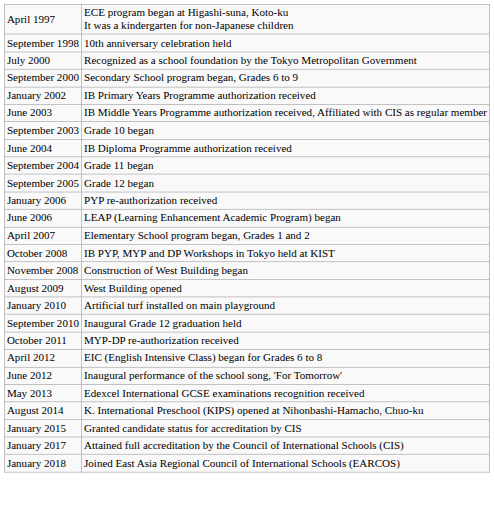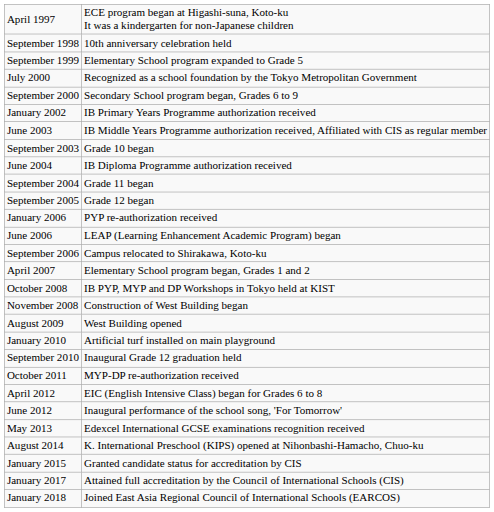+ row: (43, 60)
+ row: (43, 253)
